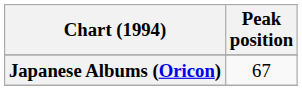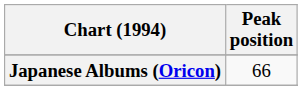(261, 70) 67 -> (261, 70) 66
